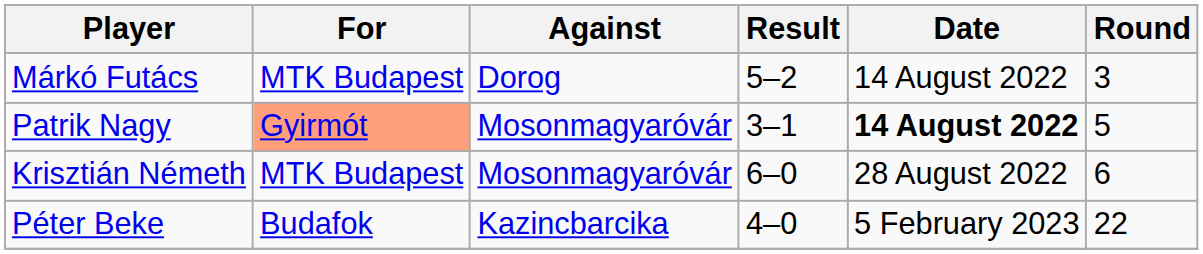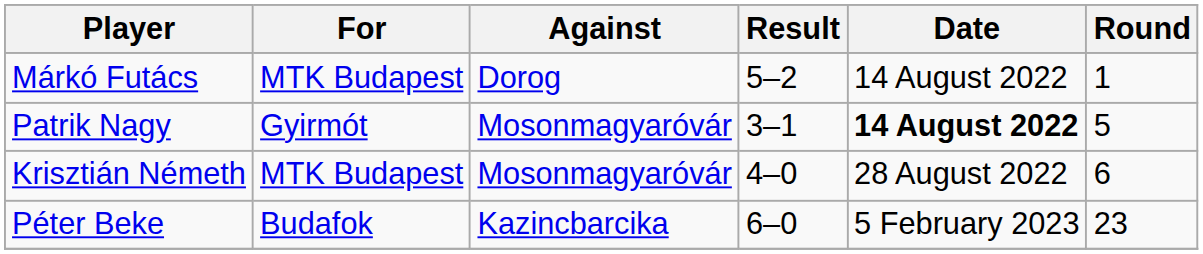(1102, 77) 3 -> (1102, 77) 1
(314, 126) lightsalmon background -> (314, 126) no background
(772, 175) 6–0 -> (772, 175) 4–0
(772, 223) 4–0 -> (772, 223) 6–0
(1111, 223) 22 -> (1111, 223) 23
